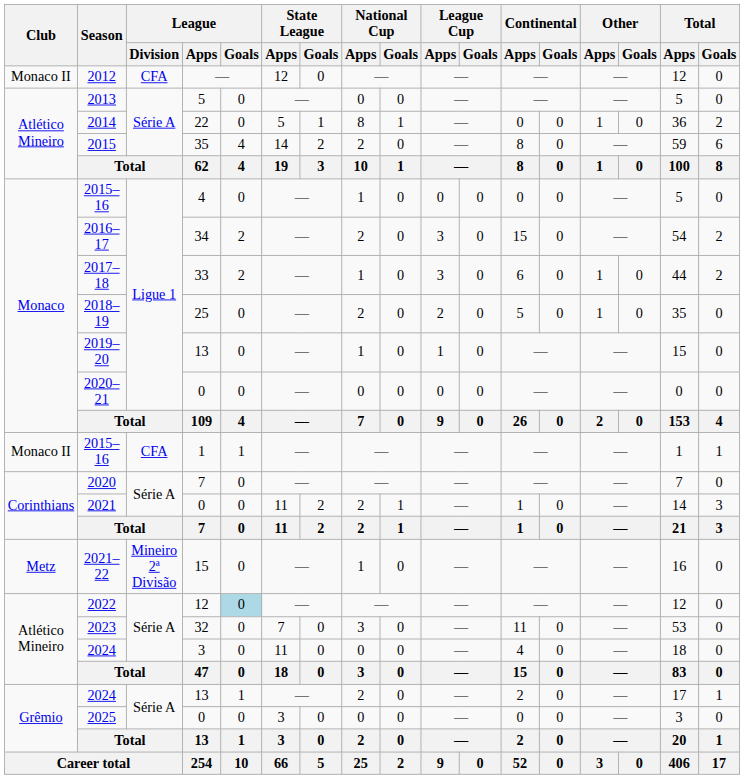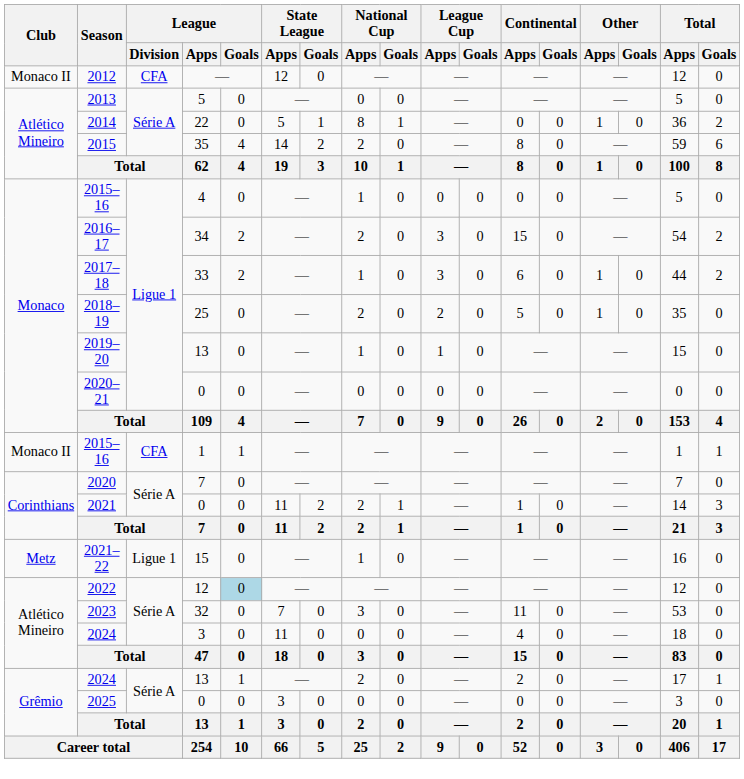(154, 566) Mineiro 2ª Divisão -> (154, 558) Ligue 1
